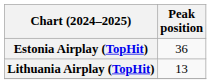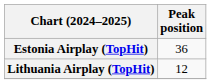(182, 68) 13 -> (182, 68) 12
